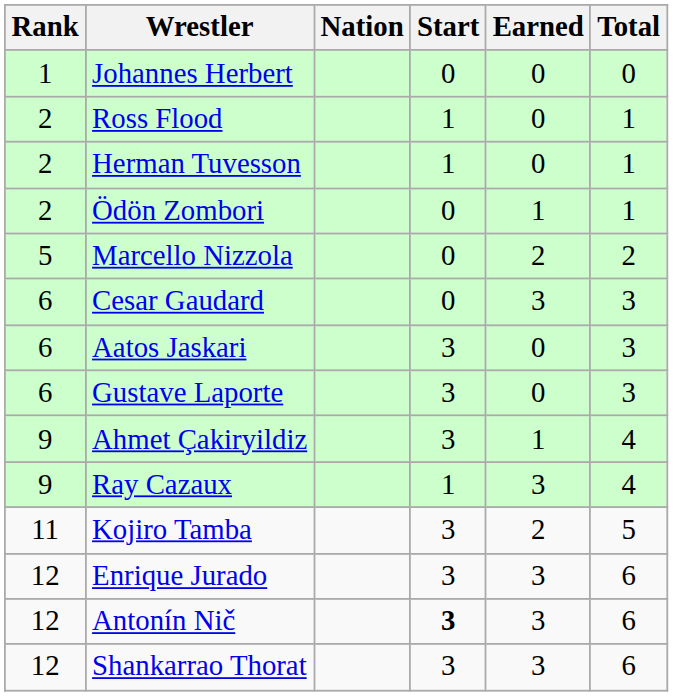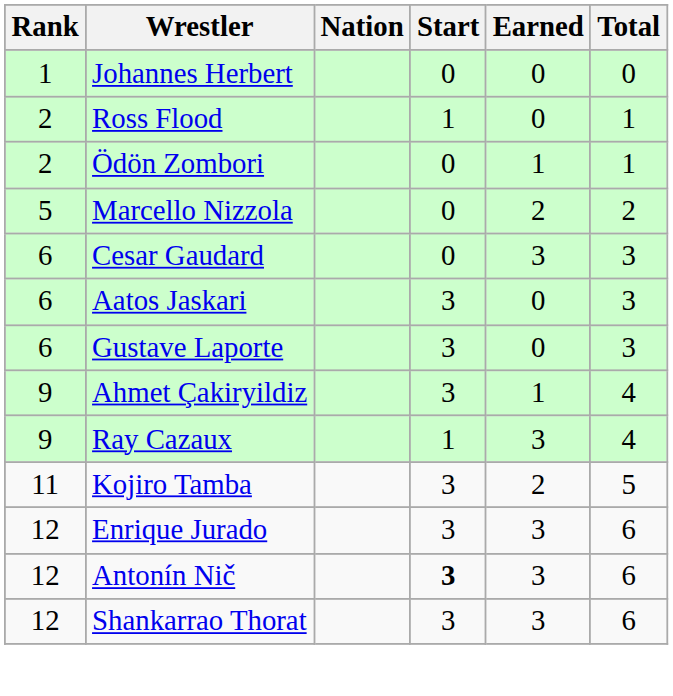- row: (196, 164)
